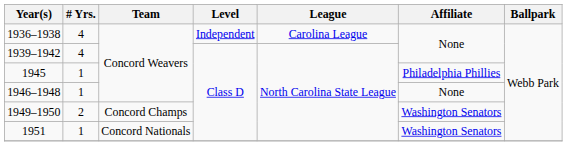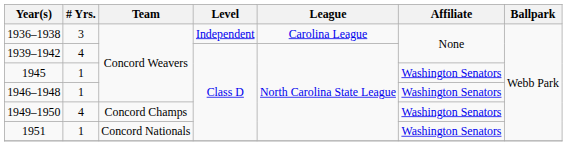(81, 34) 4 -> (81, 34) 3
(451, 73) Philadelphia Phillies -> (451, 73) Washington Senators
(451, 92) None -> (451, 92) Washington Senators
(81, 112) 2 -> (81, 112) 4
